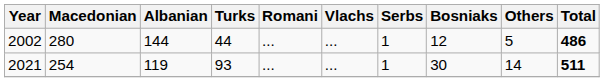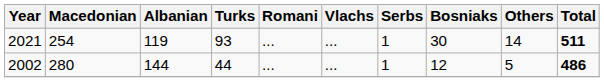rows swapped: (25, 40) <-> (25, 64)
